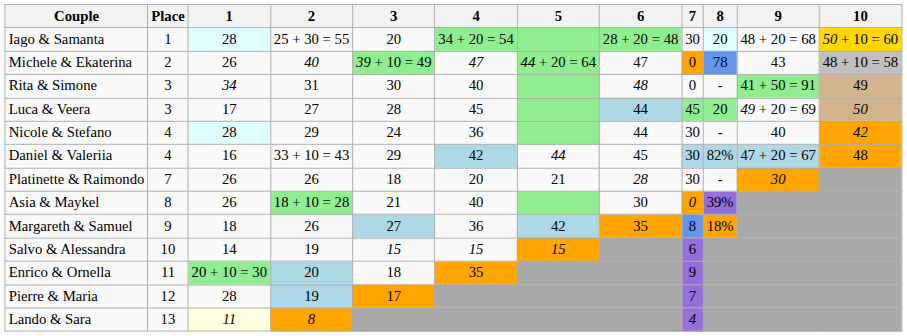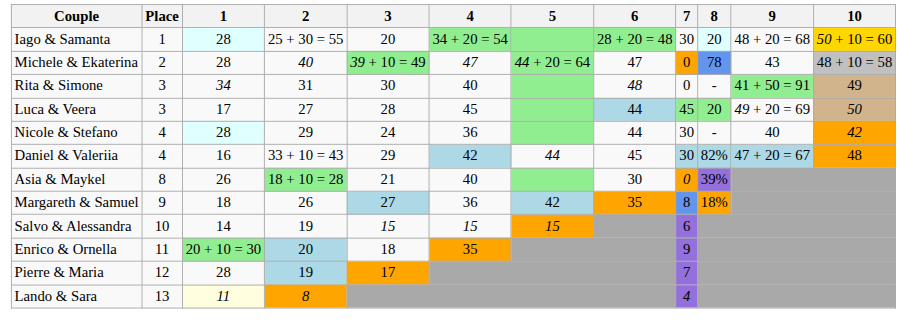(229, 62) 26 -> (223, 62) 28
- row: (77, 179)
